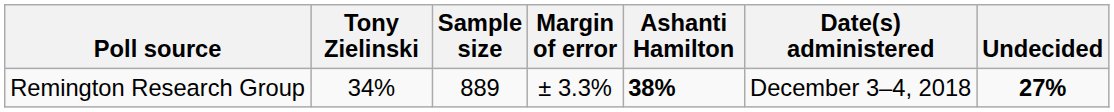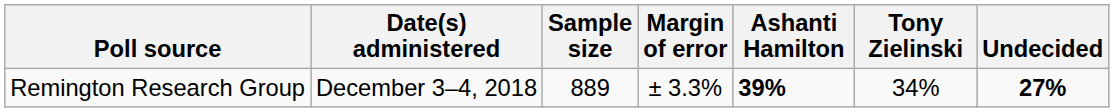columns swapped: (861, 36) <-> (371, 36)
(652, 87) 38% -> (762, 87) 39%
